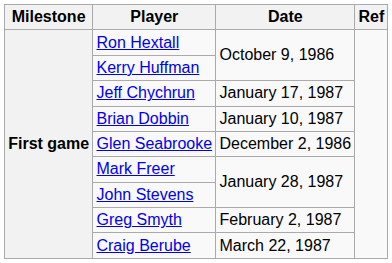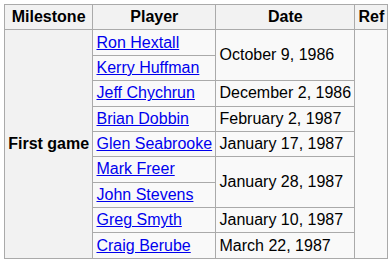(281, 93) January 17, 1987 -> (285, 93) December 2, 1986
(281, 118) January 10, 1987 -> (280, 118) February 2, 1987
(285, 144) December 2, 1986 -> (281, 144) January 17, 1987
(280, 220) February 2, 1987 -> (281, 220) January 10, 1987
